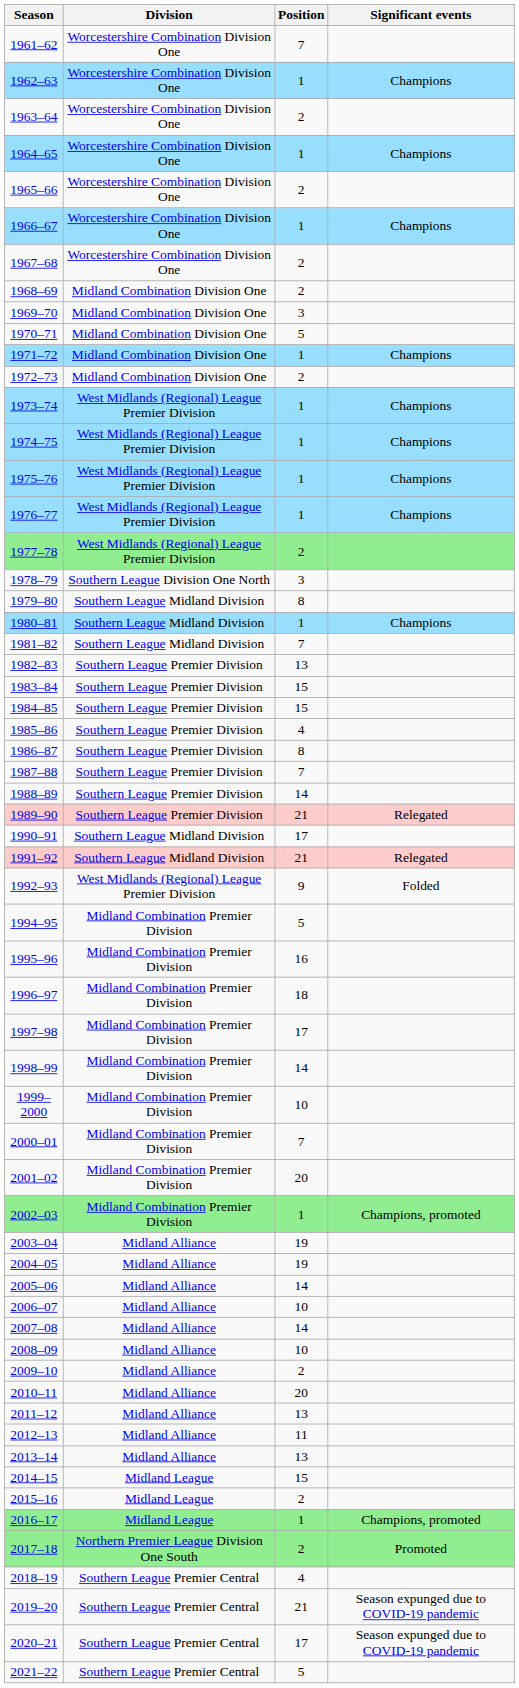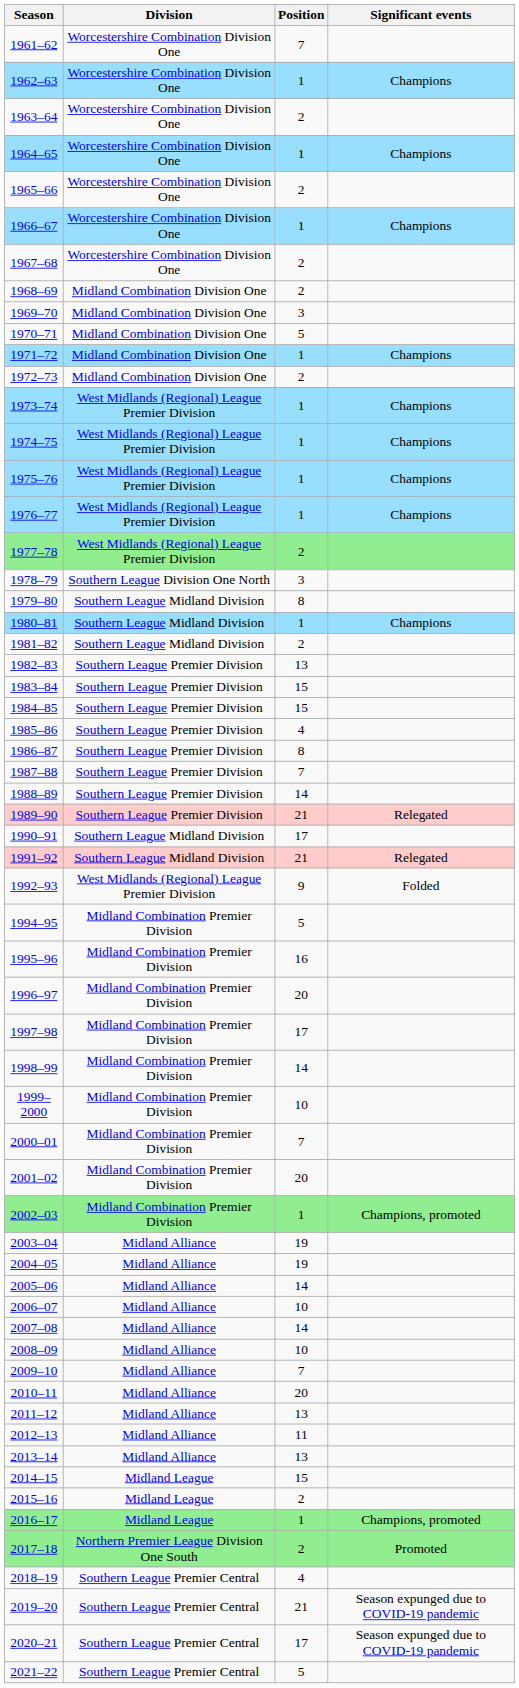(301, 644) 7 -> (301, 644) 2
(301, 995) 18 -> (301, 995) 20
(301, 1370) 2 -> (301, 1370) 7
